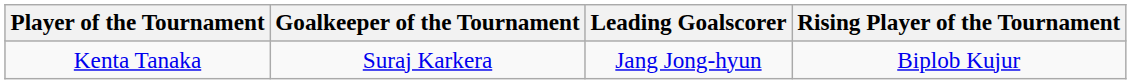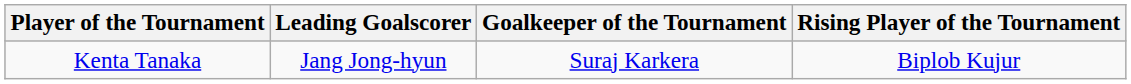columns swapped: (428, 22) <-> (688, 22)
